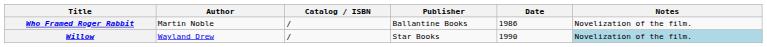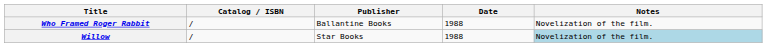- column: (220, 11)
(508, 23) 1986 -> (454, 23) 1988
(508, 36) 1990 -> (454, 36) 1988
